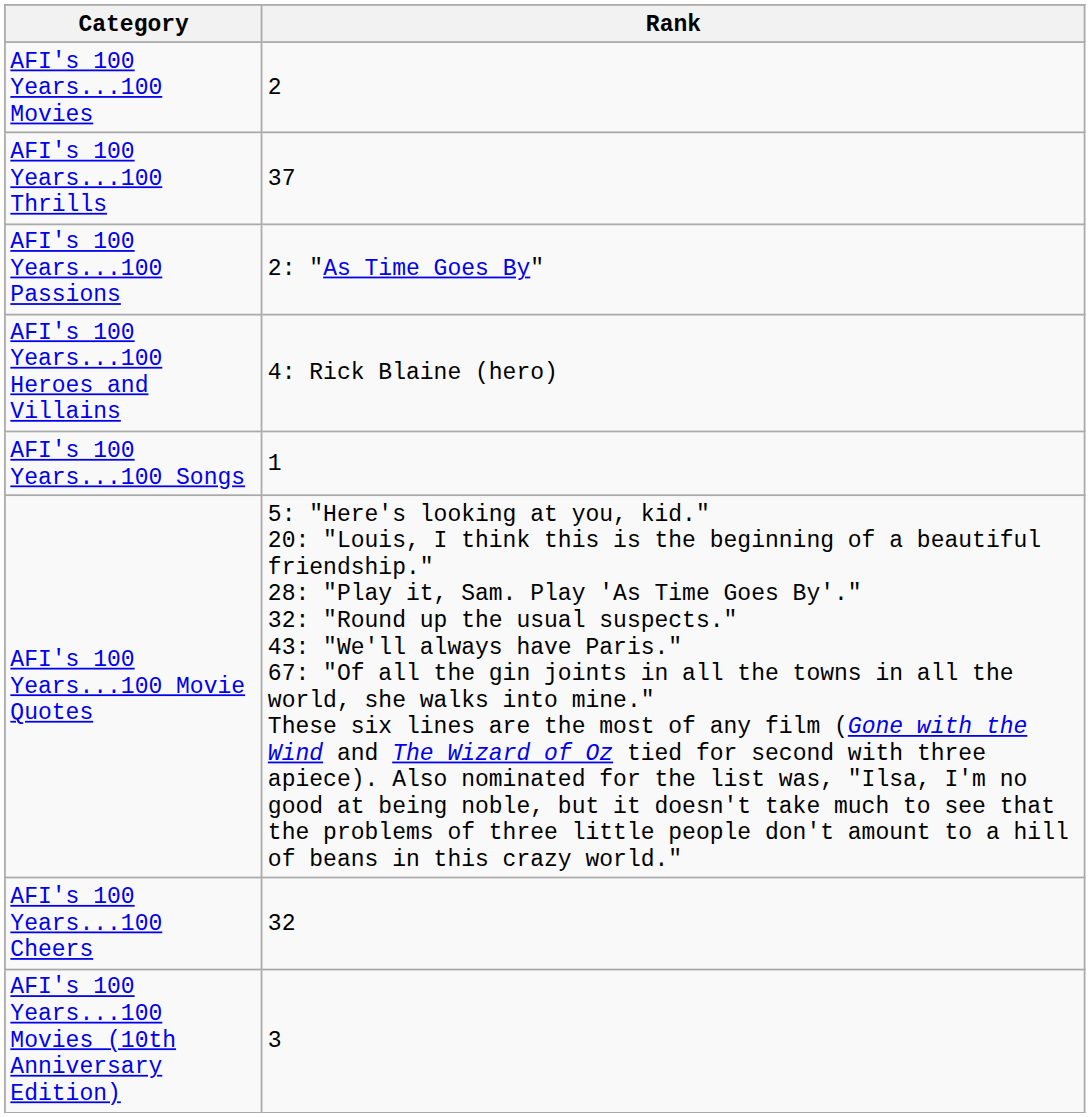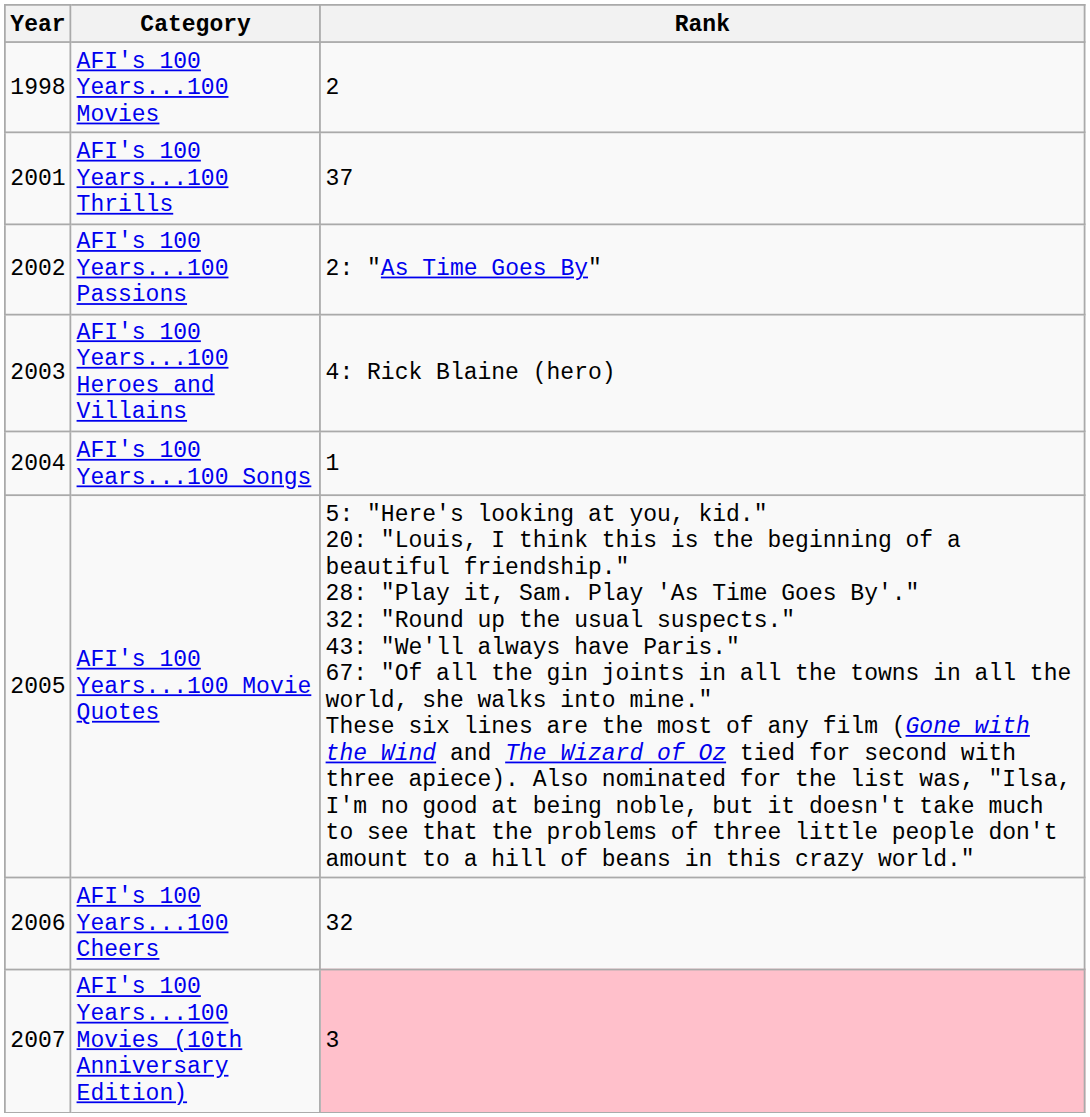+ column: (38, 24)
(275, 1041) no background -> (333, 1041) pink background
